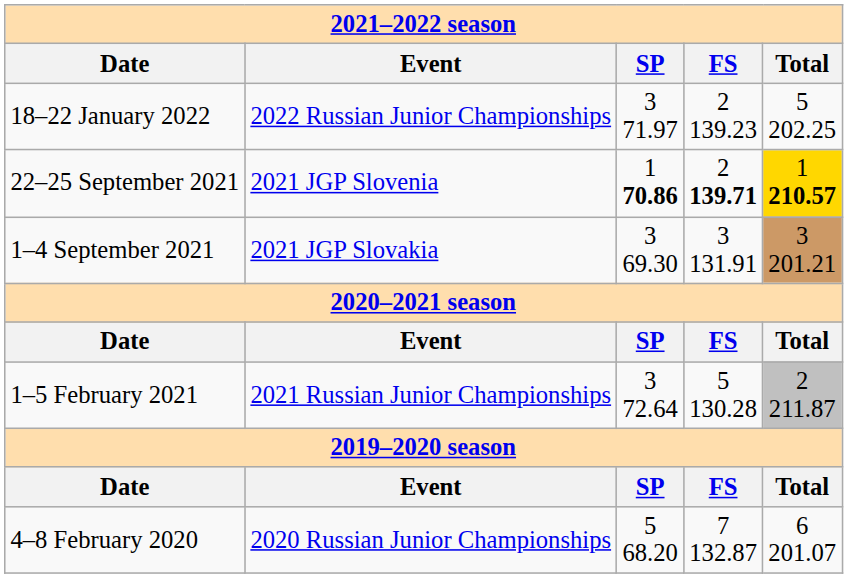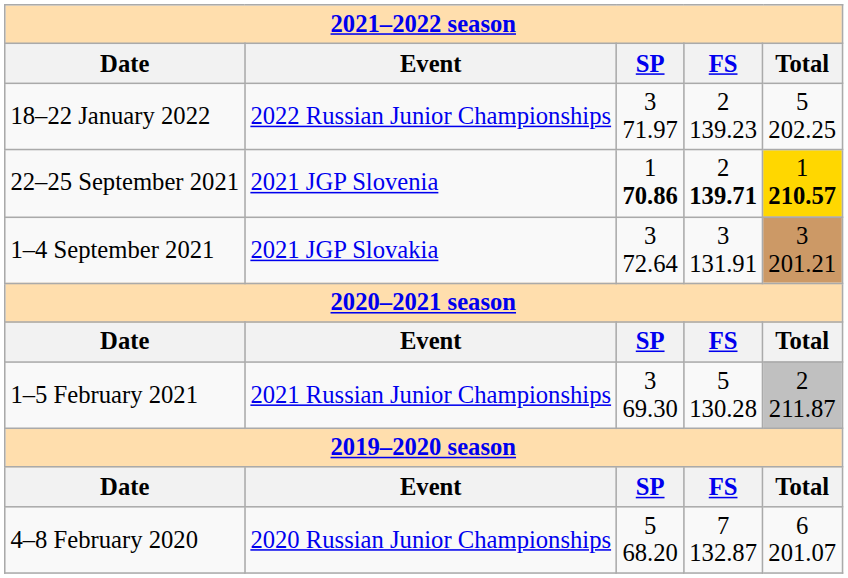(650, 249) 3 69.30 -> (650, 249) 3 72.64
(650, 394) 3 72.64 -> (650, 394) 3 69.30
